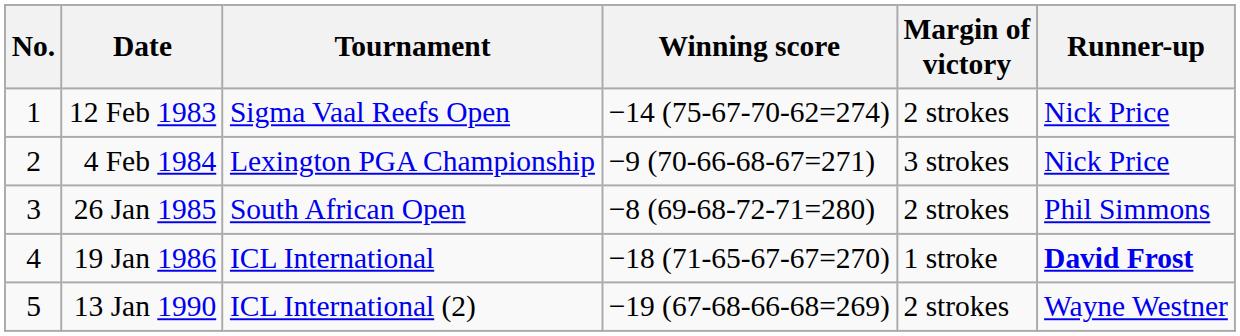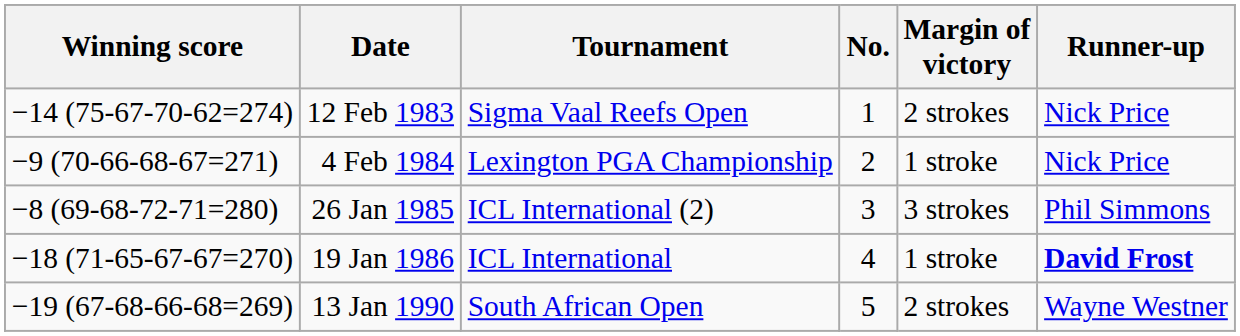columns swapped: (34, 46) <-> (749, 46)
(956, 161) 3 strokes -> (951, 161) 1 stroke
(348, 209) South African Open -> (591, 209) ICL International (2)
(956, 209) 2 strokes -> (956, 209) 3 strokes
(353, 307) ICL International (2) -> (586, 307) South African Open
